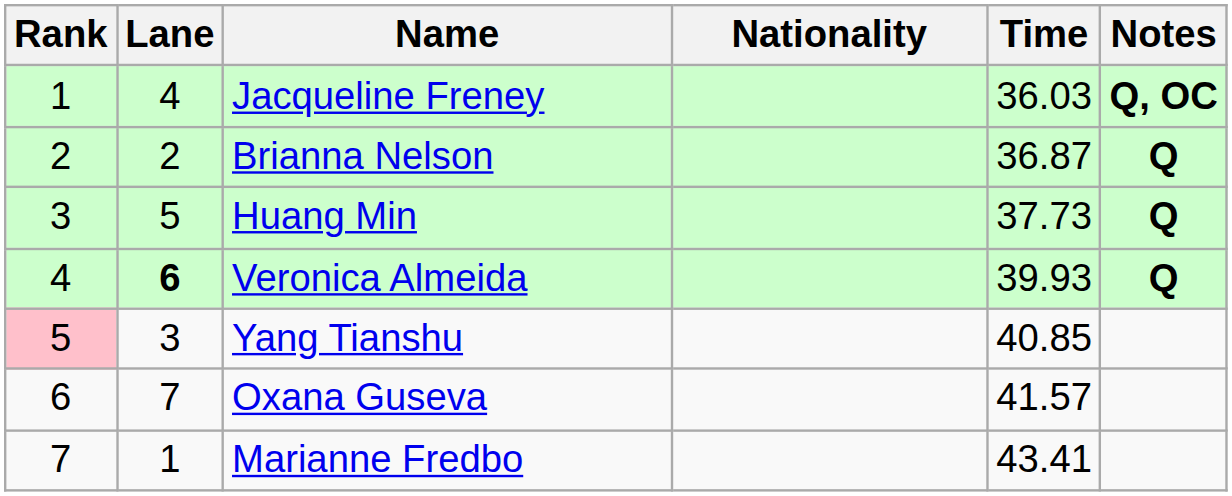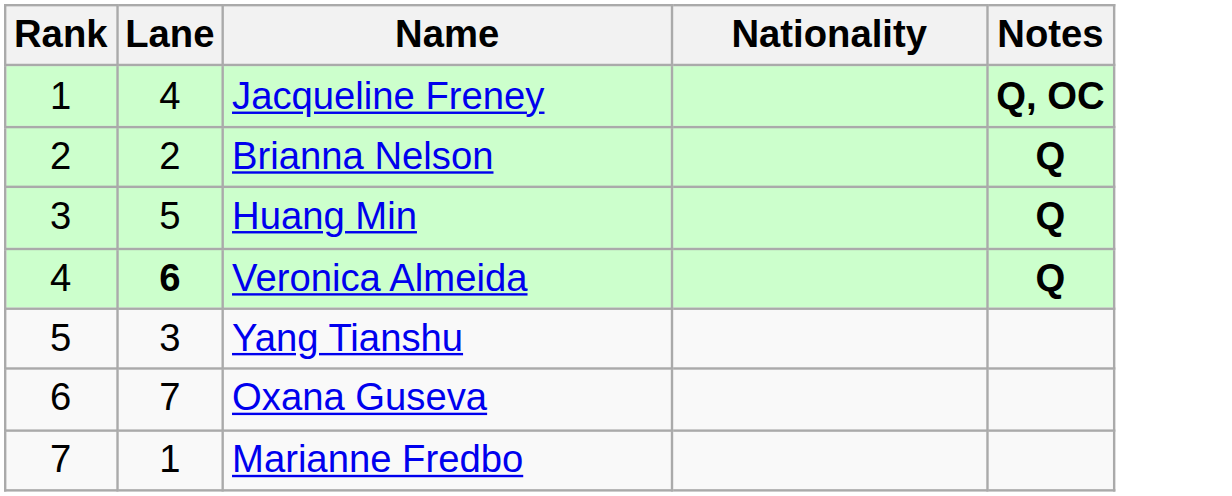- column: (1044, 34)
(61, 338) pink background -> (61, 338) no background
